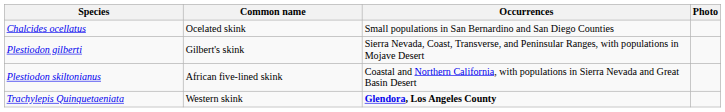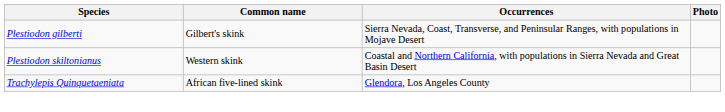- row: (46, 28)
(234, 77) African five-lined skink -> (214, 61) Western skink
(214, 99) Western skink -> (234, 83) African five-lined skink
(430, 99) bold -> (427, 83) normal
